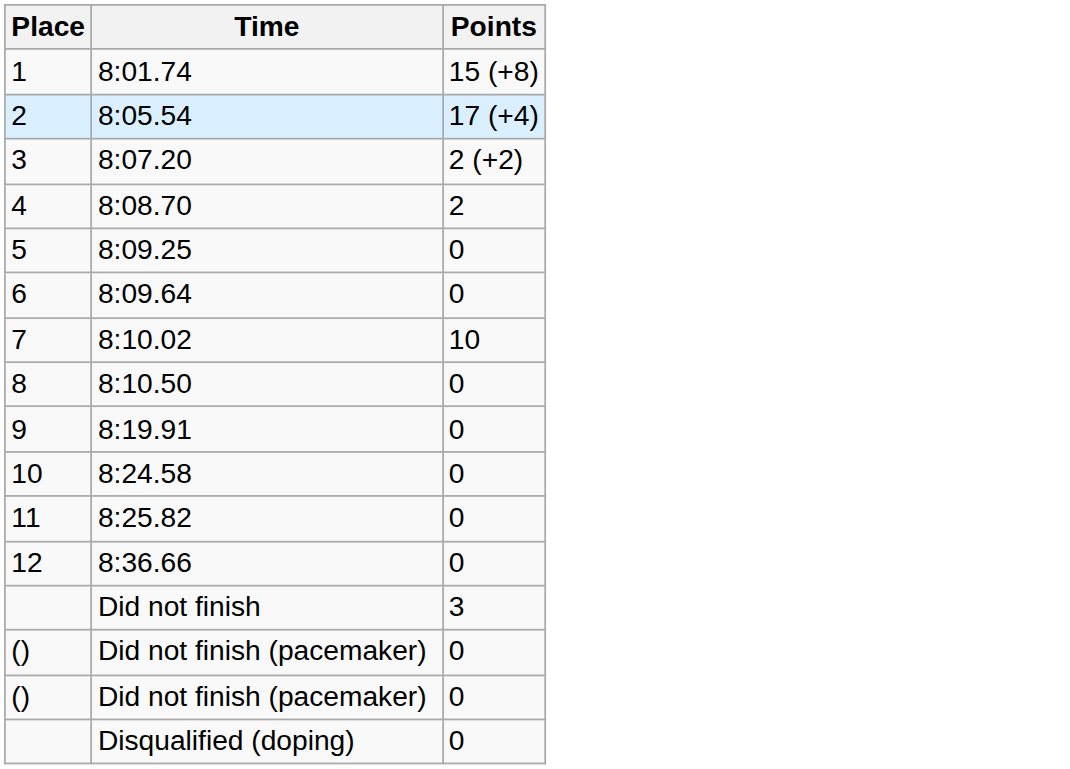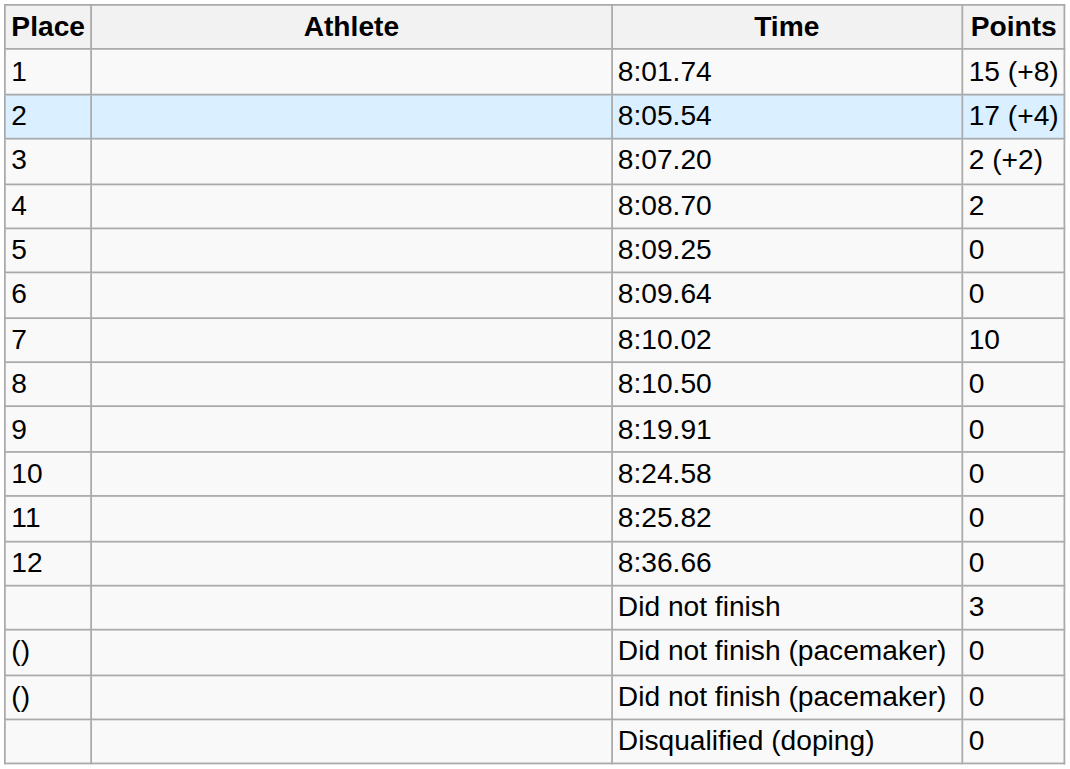+ column: (351, 26)
